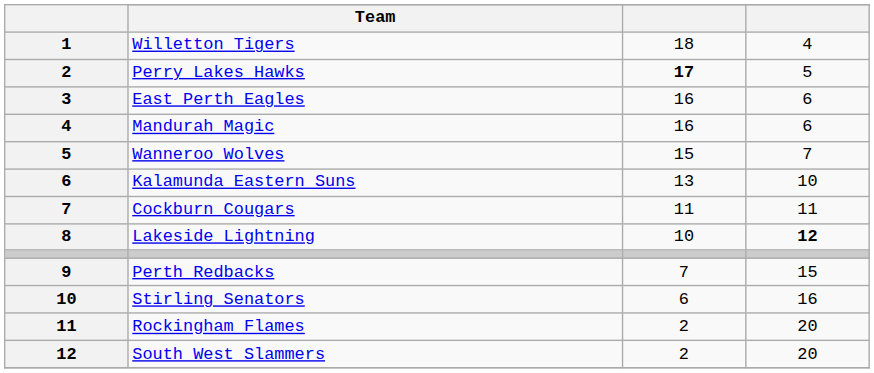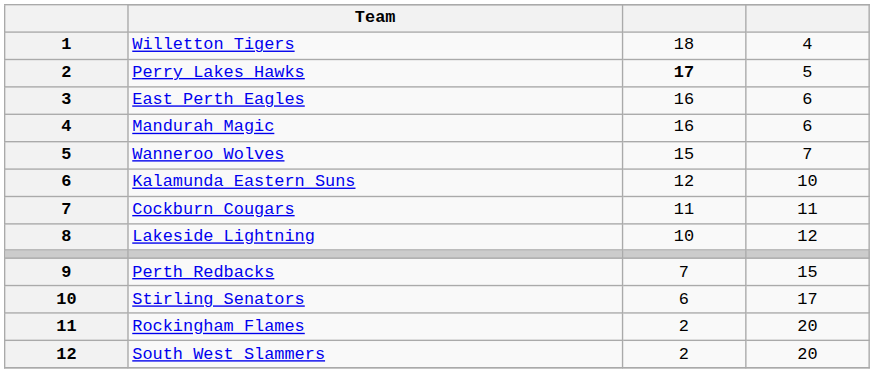(684, 183) 13 -> (684, 183) 12
(807, 237) bold -> (807, 237) normal
(807, 300) 16 -> (807, 300) 17
